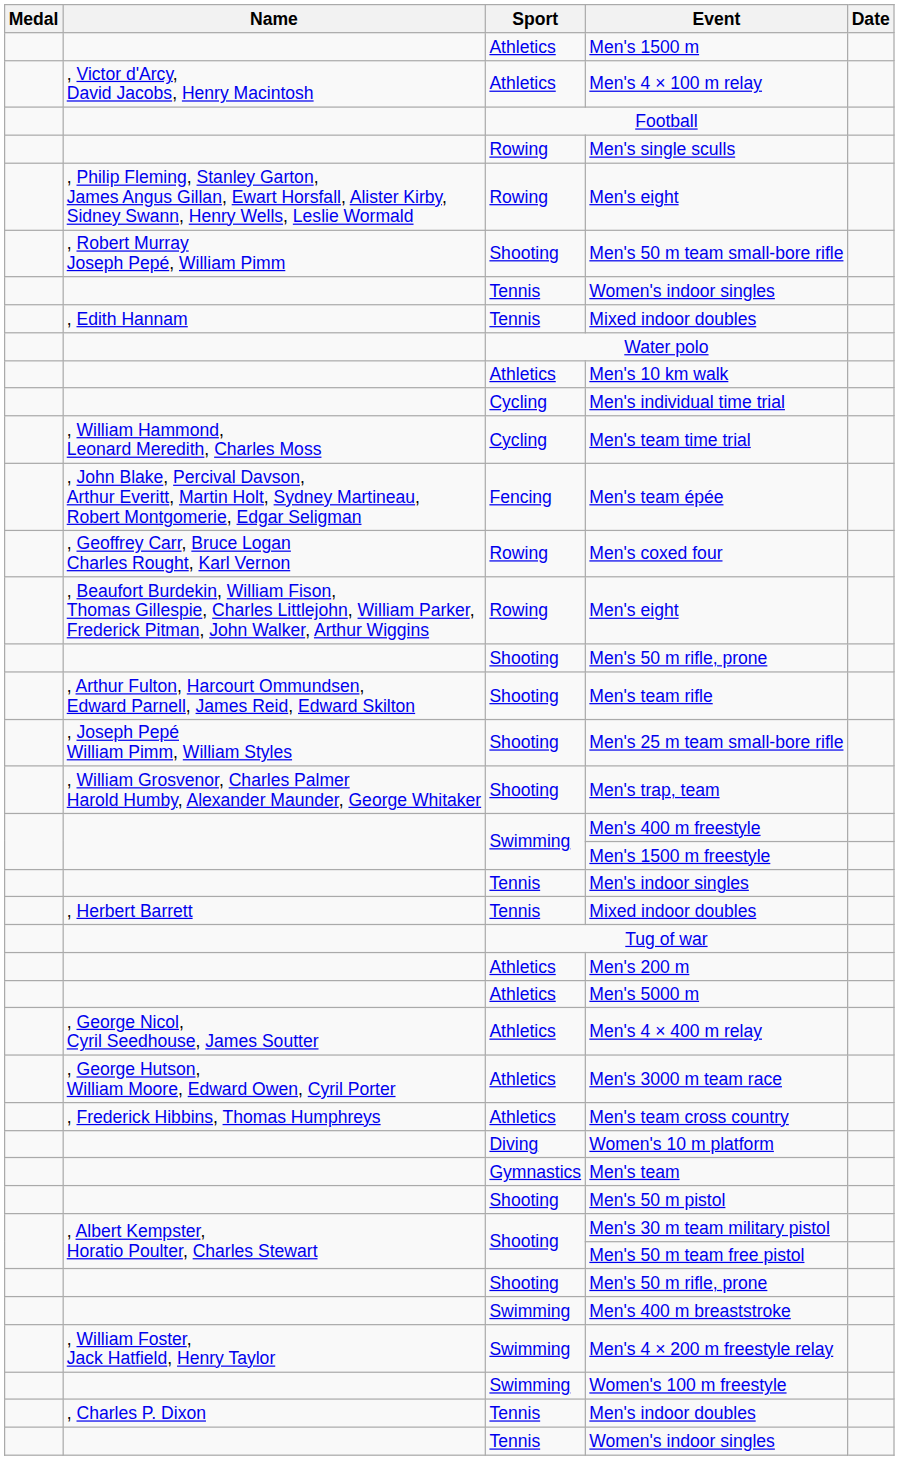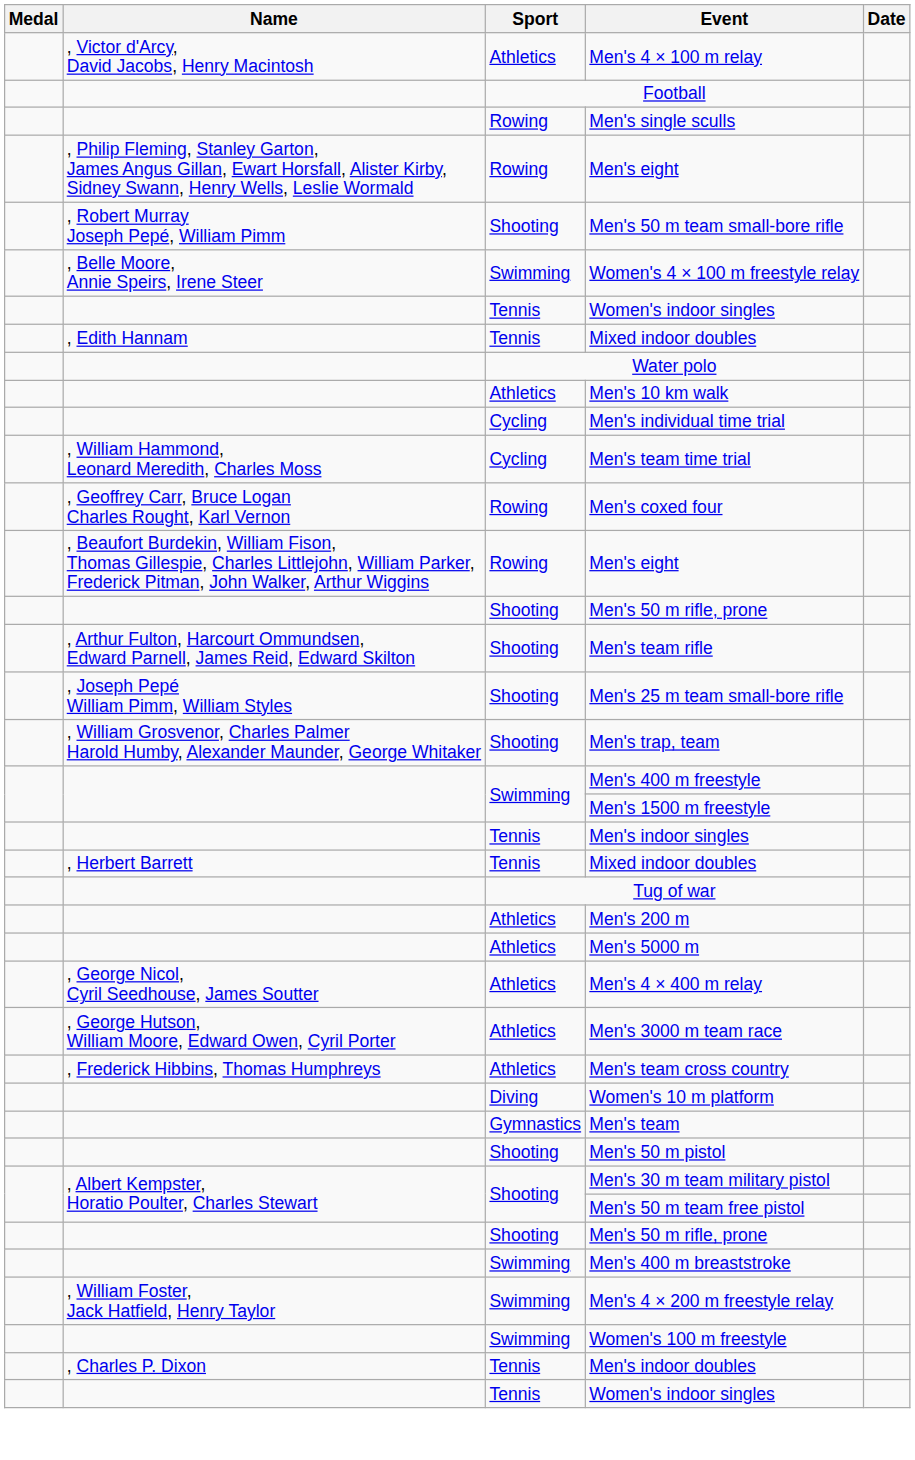- row: (274, 47)
+ row: (165, 273)
- row: (243, 497)
